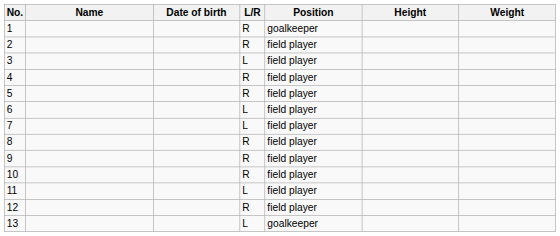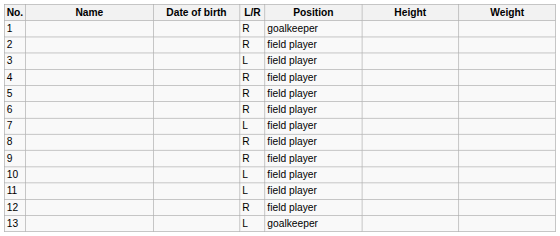(245, 110) L -> (246, 110) R
(246, 175) R -> (245, 175) L
